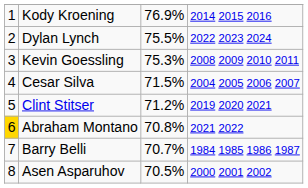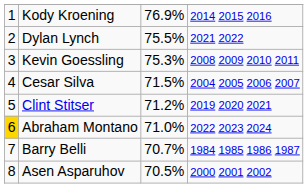(231, 38) 2022 2023 2024 -> (217, 38) 2021 2022
(164, 127) 70.8% -> (164, 127) 71.0%
(217, 127) 2021 2022 -> (231, 127) 2022 2023 2024
